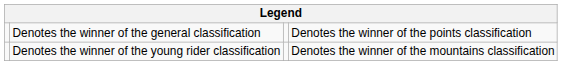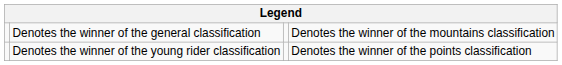(411, 32) Denotes the winner of the points classification -> (423, 32) Denotes the winner of the mountains classification
(423, 51) Denotes the winner of the mountains classification -> (411, 51) Denotes the winner of the points classification
